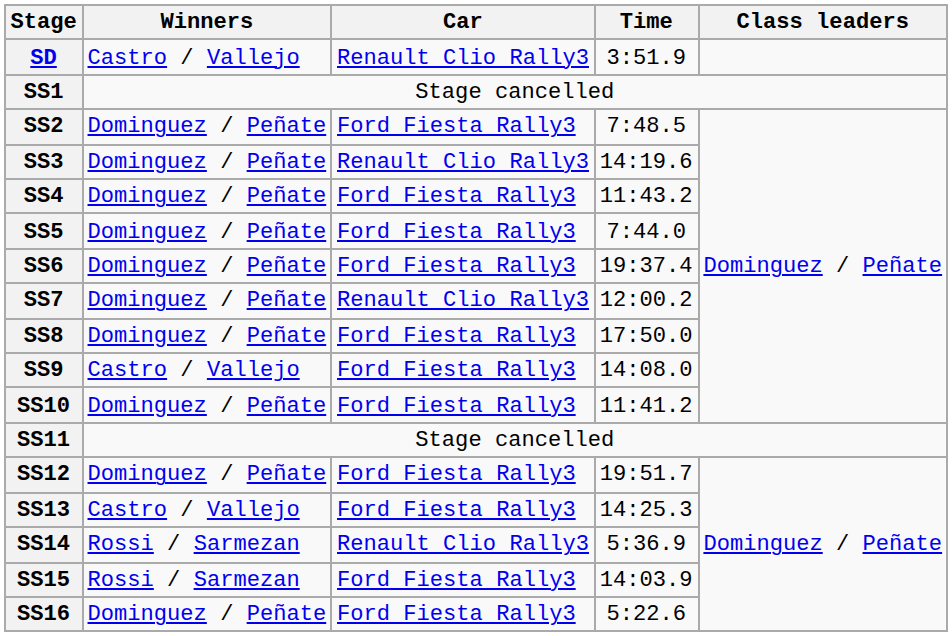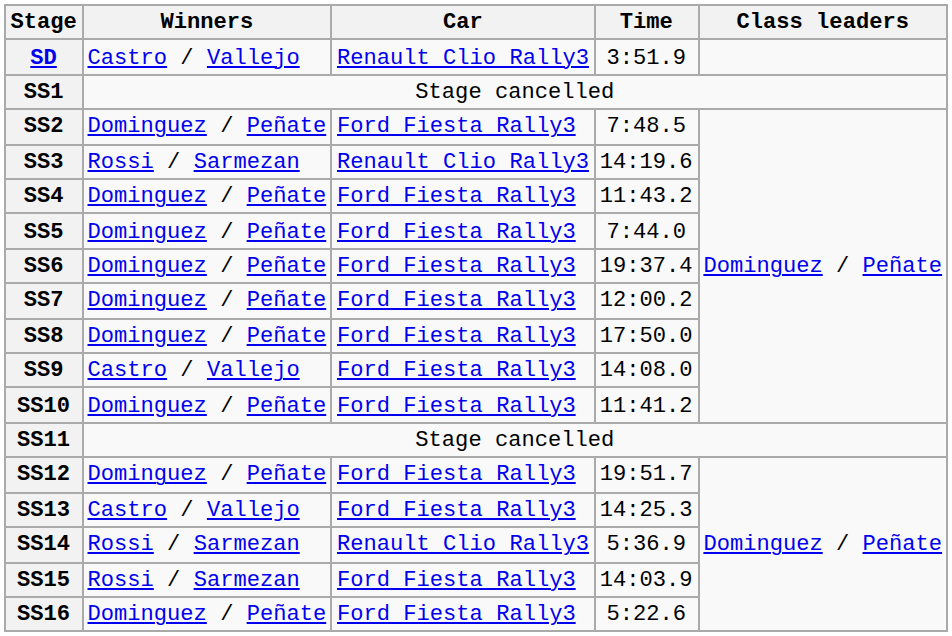(207, 162) Dominguez / Peñate -> (194, 162) Rossi / Sarmezan
(463, 301) Renault Clio Rally3 -> (456, 301) Ford Fiesta Rally3
